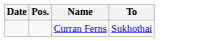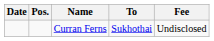+ column: (182, 12)
